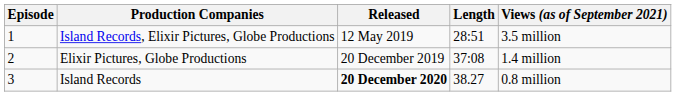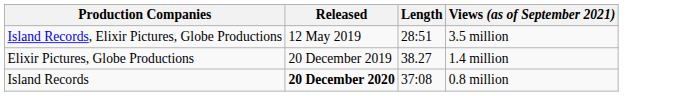- column: (31, 15)
(469, 58) 37:08 -> (416, 58) 38.27
(469, 79) 38.27 -> (416, 79) 37:08
